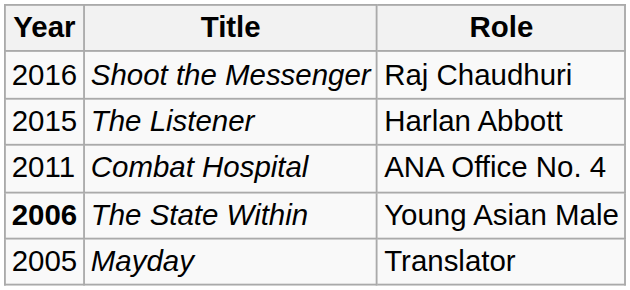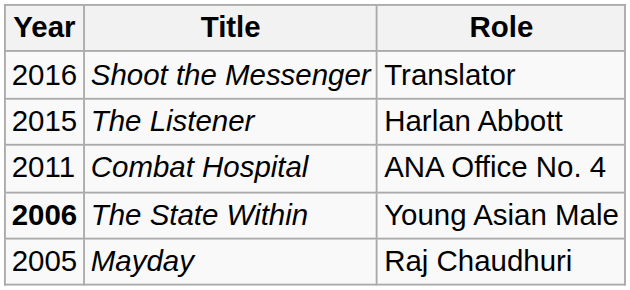(478, 74) Raj Chaudhuri -> (450, 74) Translator
(450, 261) Translator -> (478, 261) Raj Chaudhuri
